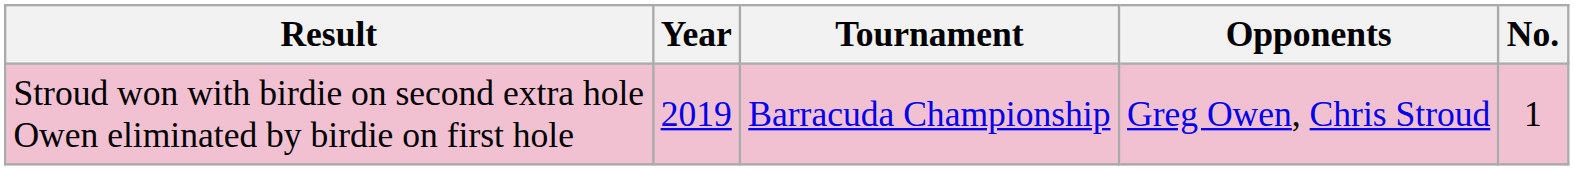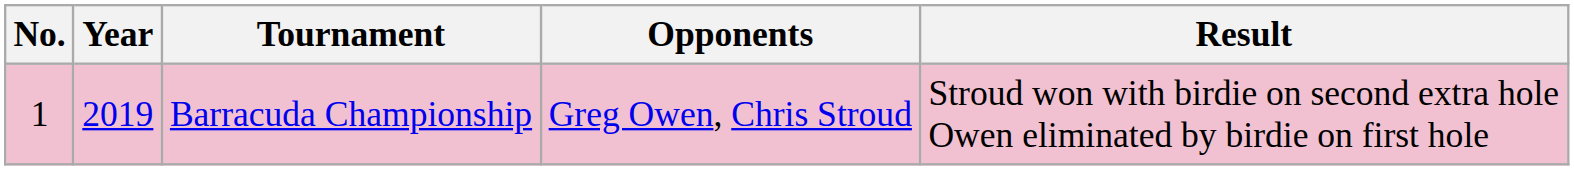columns swapped: (1533, 34) <-> (329, 34)
